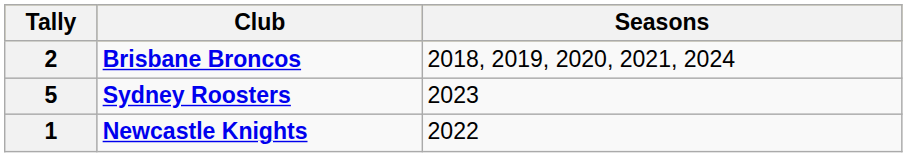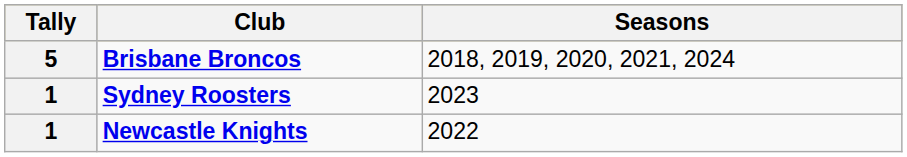(51, 59) 2 -> (51, 59) 5
(51, 95) 5 -> (51, 95) 1
